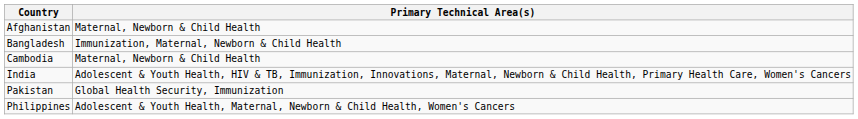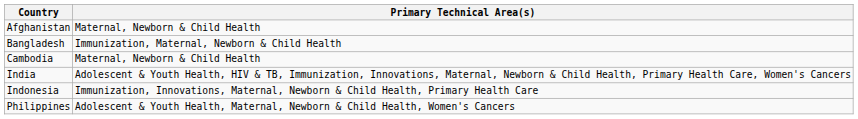+ row: (33, 91)
- row: (30, 91)
